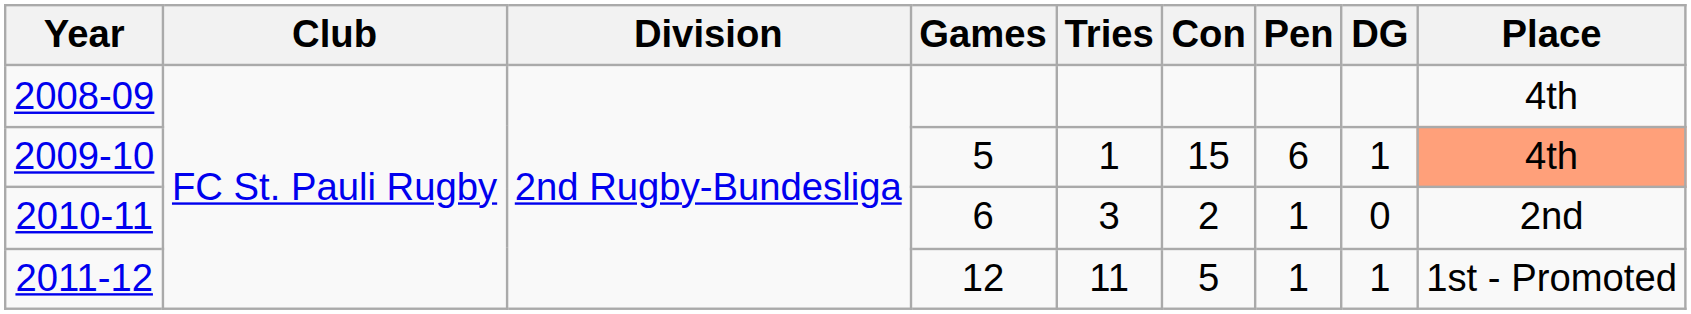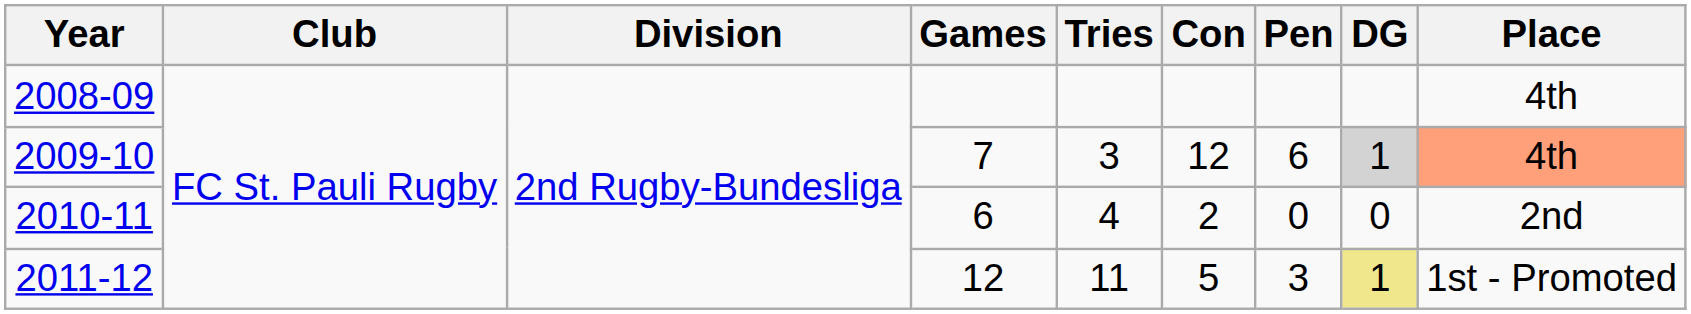(983, 156) 5 -> (983, 156) 7
(1109, 156) 1 -> (1109, 156) 3
(1209, 156) 15 -> (1209, 156) 12
(1380, 156) no background -> (1380, 156) lightgrey background
(1109, 216) 3 -> (1109, 216) 4
(1298, 216) 1 -> (1298, 216) 0
(1298, 277) 1 -> (1298, 277) 3
(1380, 277) no background -> (1380, 277) khaki background
